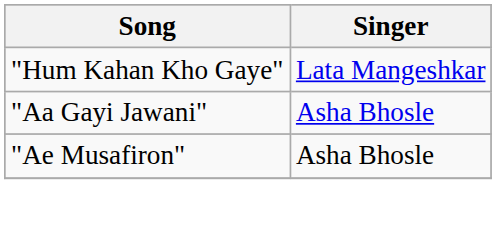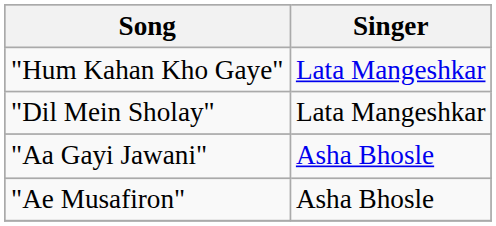+ row: (113, 112)
